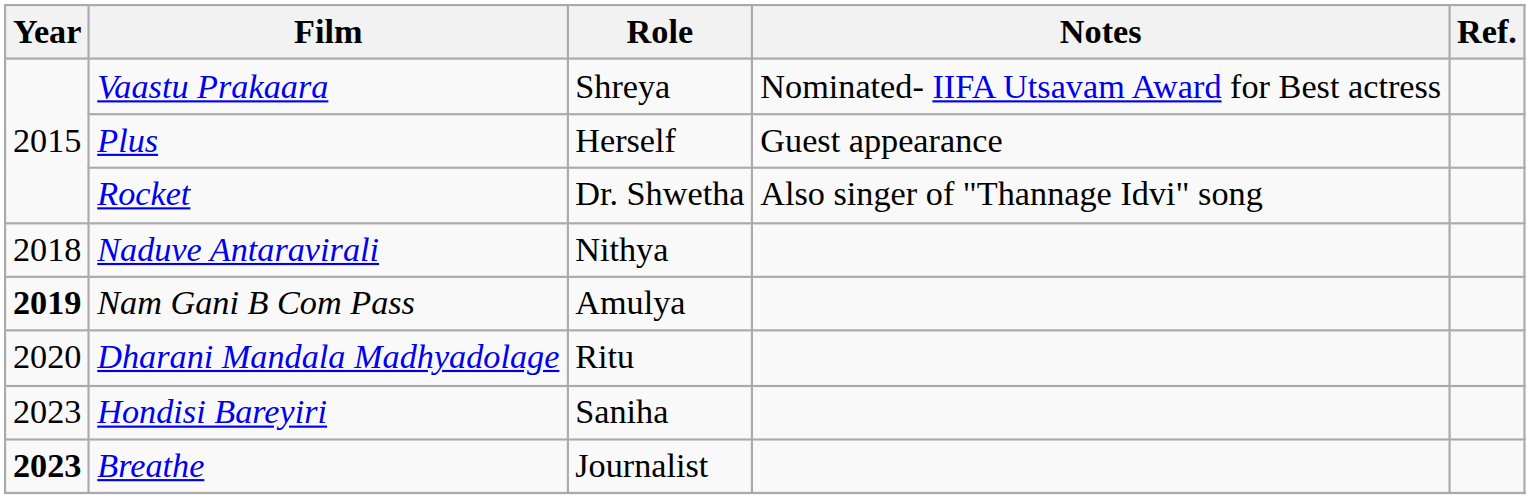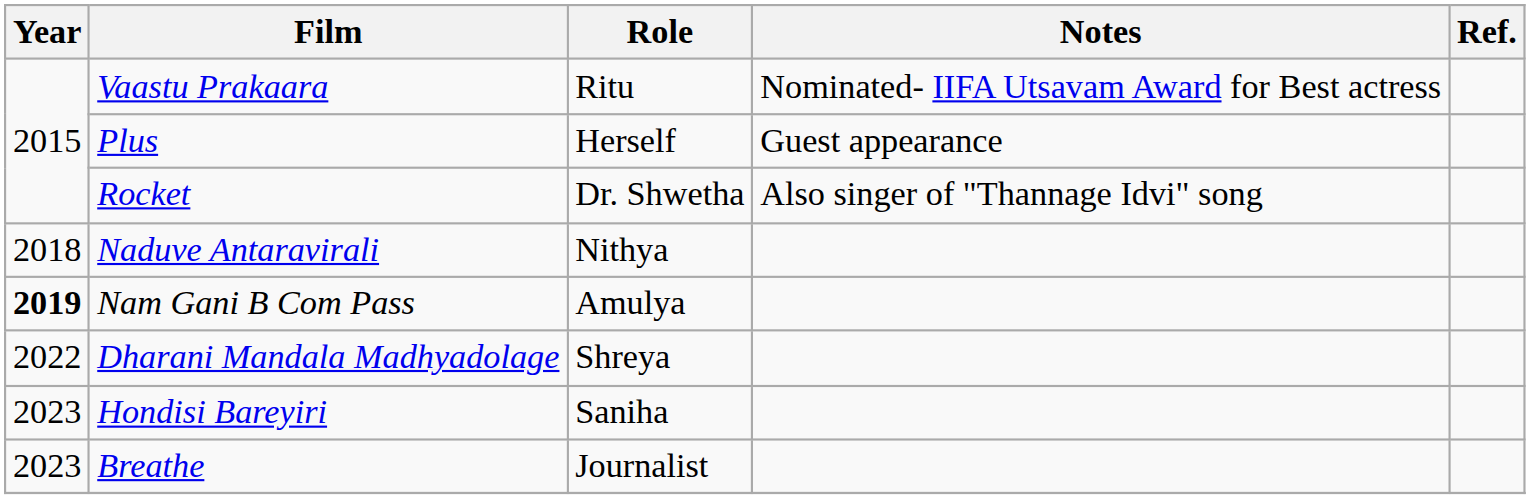(623, 85) Shreya -> (605, 85) Ritu
(47, 357) 2020 -> (47, 357) 2022
(605, 357) Ritu -> (623, 357) Shreya
(47, 466) bold -> (47, 466) normal
